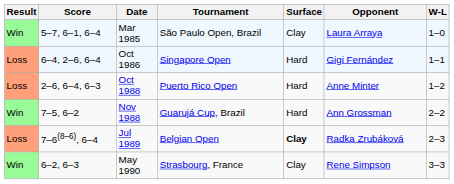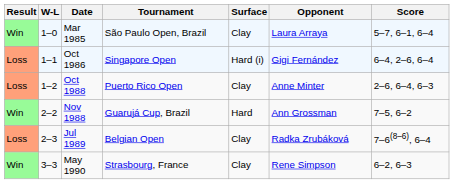columns swapped: (438, 12) <-> (77, 12)
(297, 59) Hard -> (248, 59) Hard (i)
(297, 86) Hard -> (241, 86) Clay
(296, 139) bold -> (241, 139) normal
